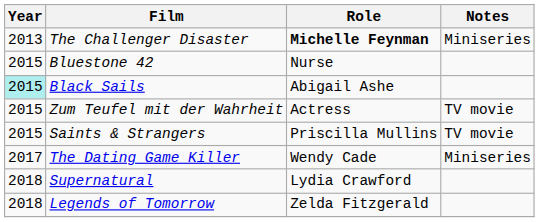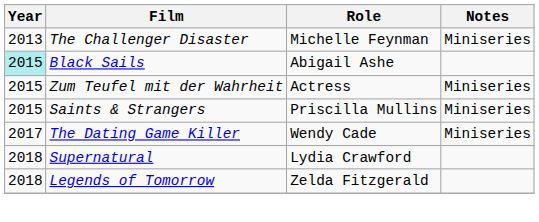(359, 40) bold -> (359, 40) normal
- row: (101, 63)
(479, 110) TV movie -> (488, 87) Miniseries
(479, 134) TV movie -> (488, 110) Miniseries
